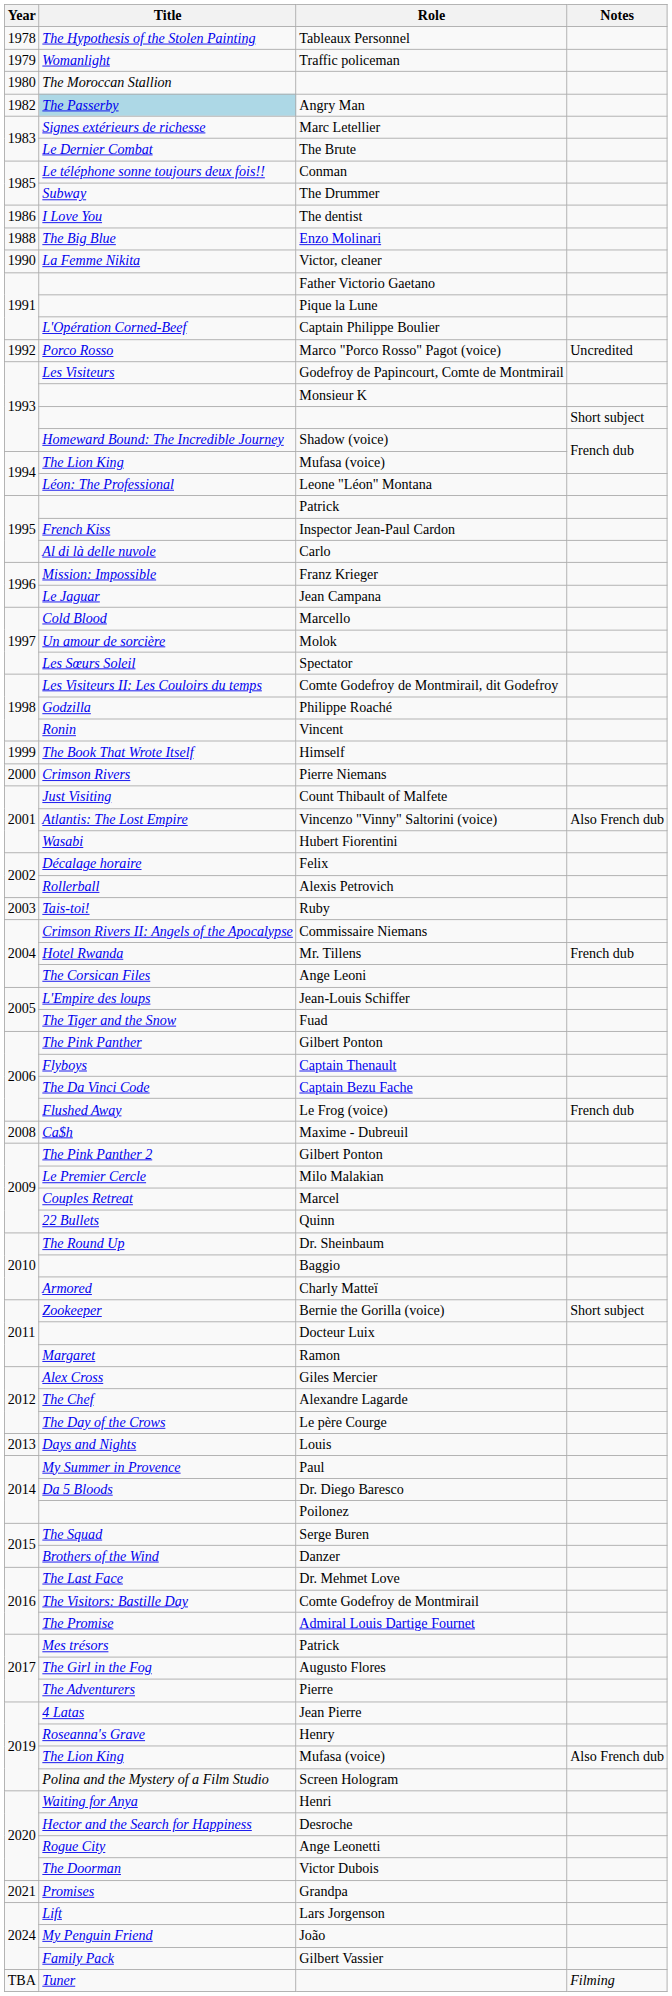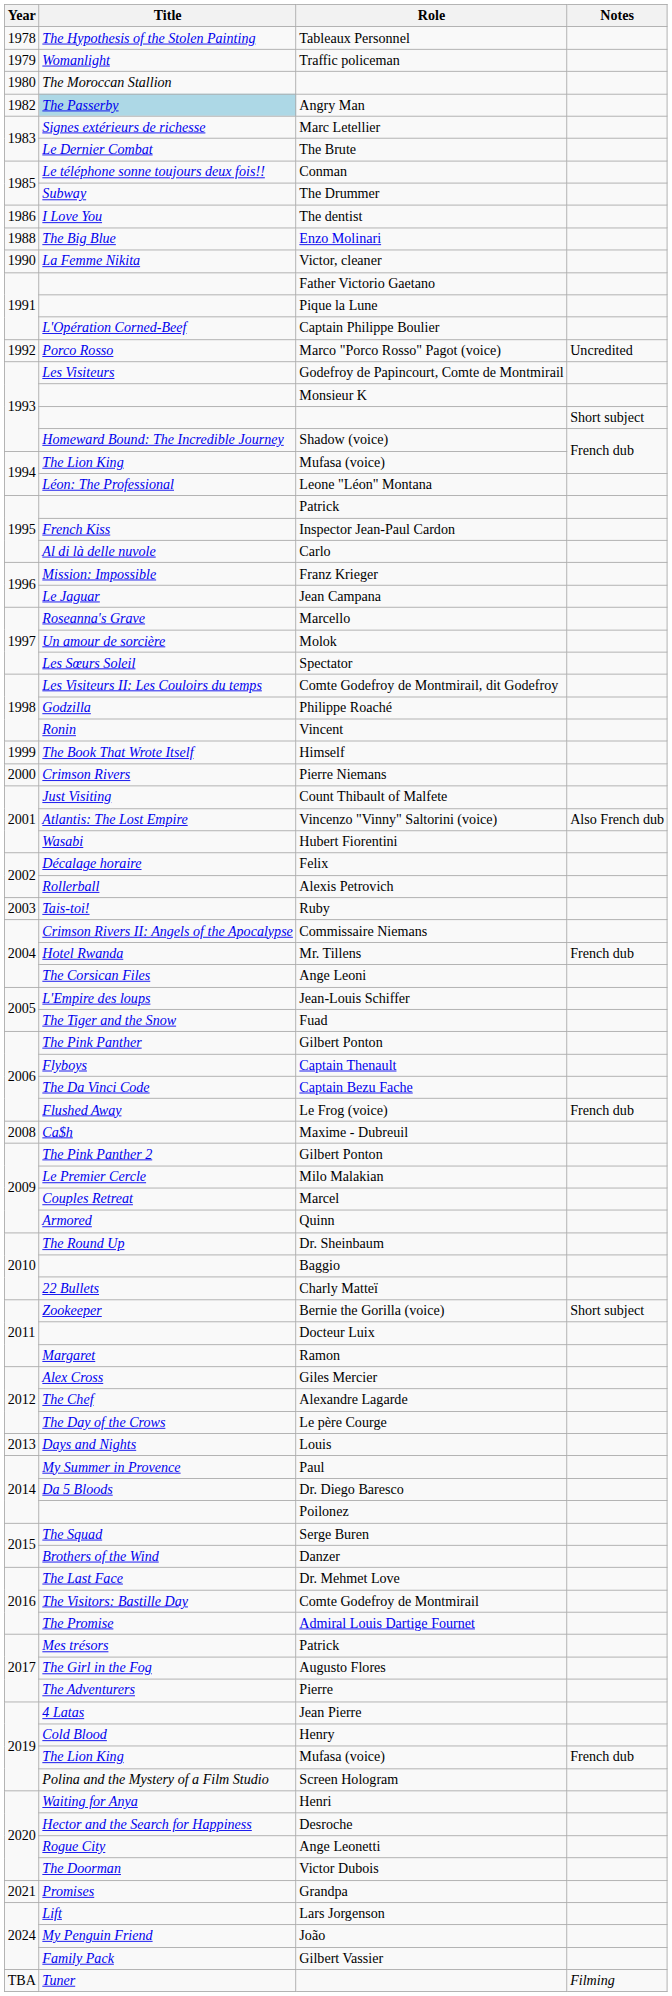(75, 618) Cold Blood -> (94, 618) Roseanna's Grave
(71, 1221) 22 Bullets -> (67, 1221) Armored
(67, 1288) Armored -> (71, 1288) 22 Bullets
(94, 1735) Roseanna's Grave -> (75, 1735) Cold Blood
(617, 1757) Also French dub -> (602, 1757) French dub
